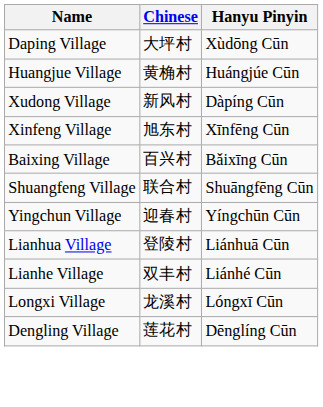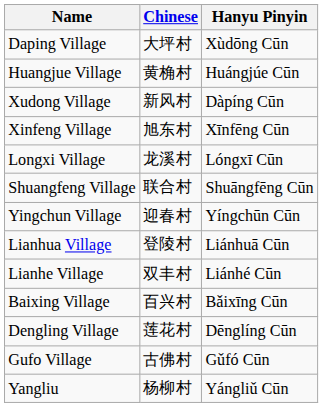rows swapped: (59, 159) <-> (57, 302)
+ row: (50, 359)
+ row: (33, 388)
